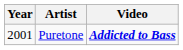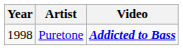(20, 34) 2001 -> (20, 34) 1998
